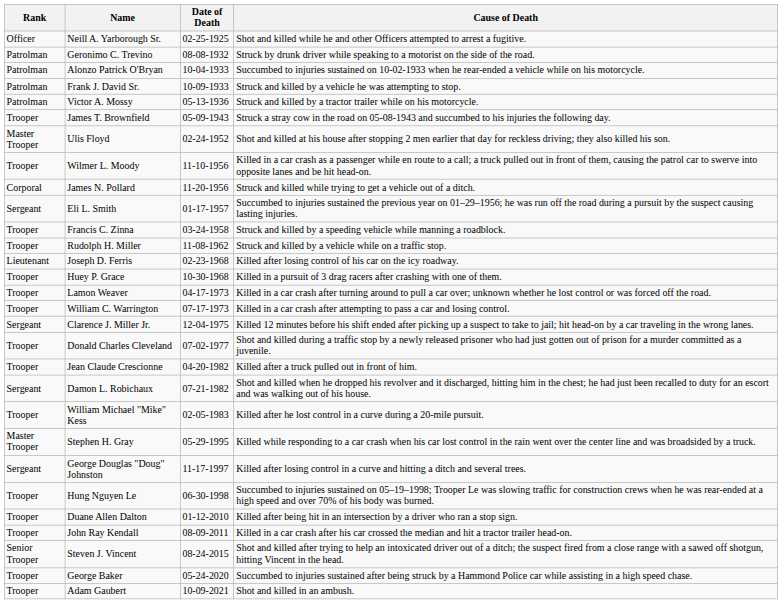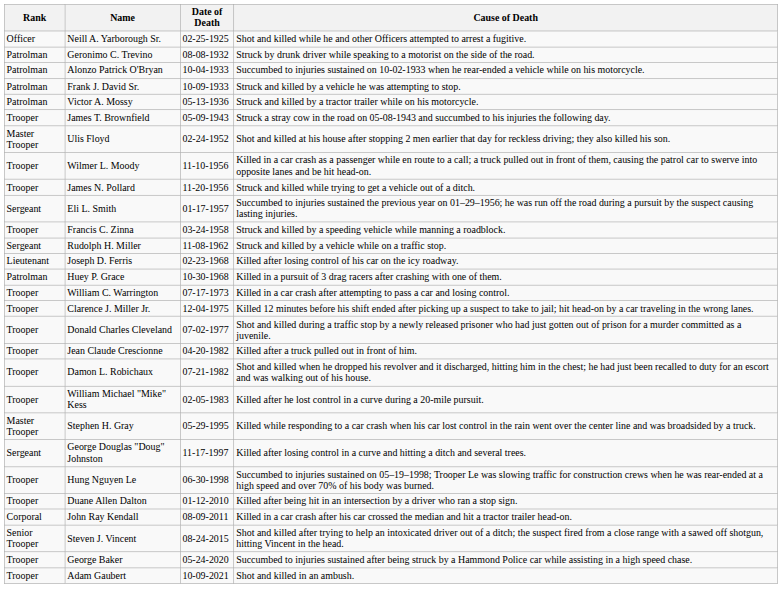(24, 187) Corporal -> (22, 187) Trooper
(22, 245) Trooper -> (24, 245) Sergeant
(22, 277) Trooper -> (27, 277) Patrolman
- row: (98, 292)
(24, 324) Sergeant -> (22, 308) Trooper
(24, 388) Sergeant -> (22, 372) Trooper
(22, 533) Trooper -> (24, 517) Corporal
